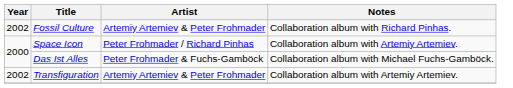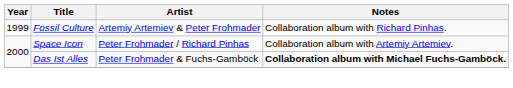(18, 28) 2002 -> (18, 28) 1999
(382, 59) normal -> (386, 59) bold
- row: (66, 75)
